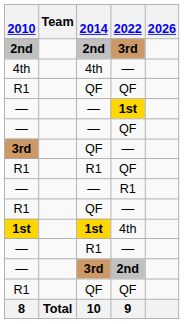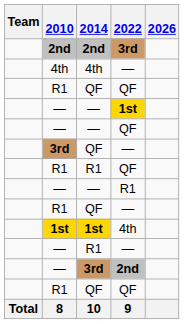columns swapped: (58, 22) <-> (21, 29)
